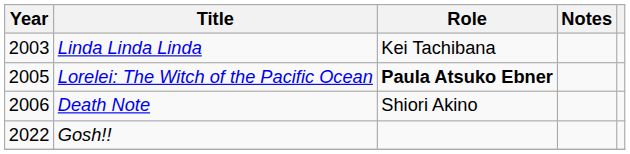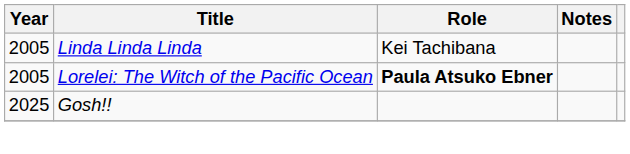(29, 47) 2003 -> (29, 47) 2005
- row: (104, 105)
(29, 134) 2022 -> (29, 105) 2025
